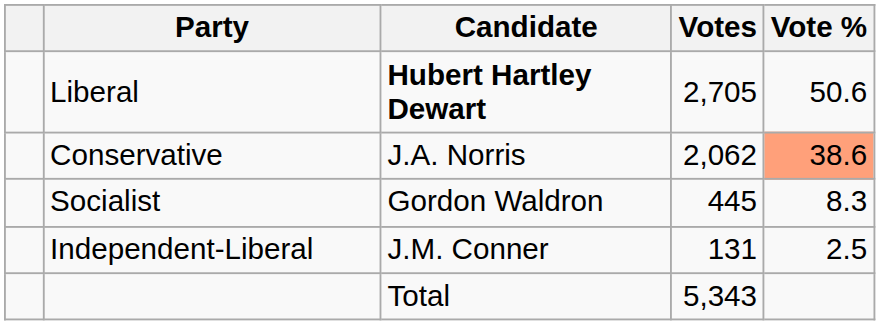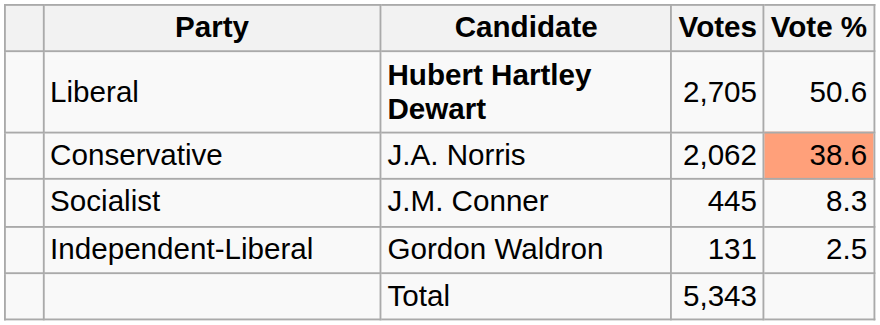(496, 202) Gordon Waldron -> (468, 202) J.M. Conner
(468, 249) J.M. Conner -> (496, 249) Gordon Waldron
